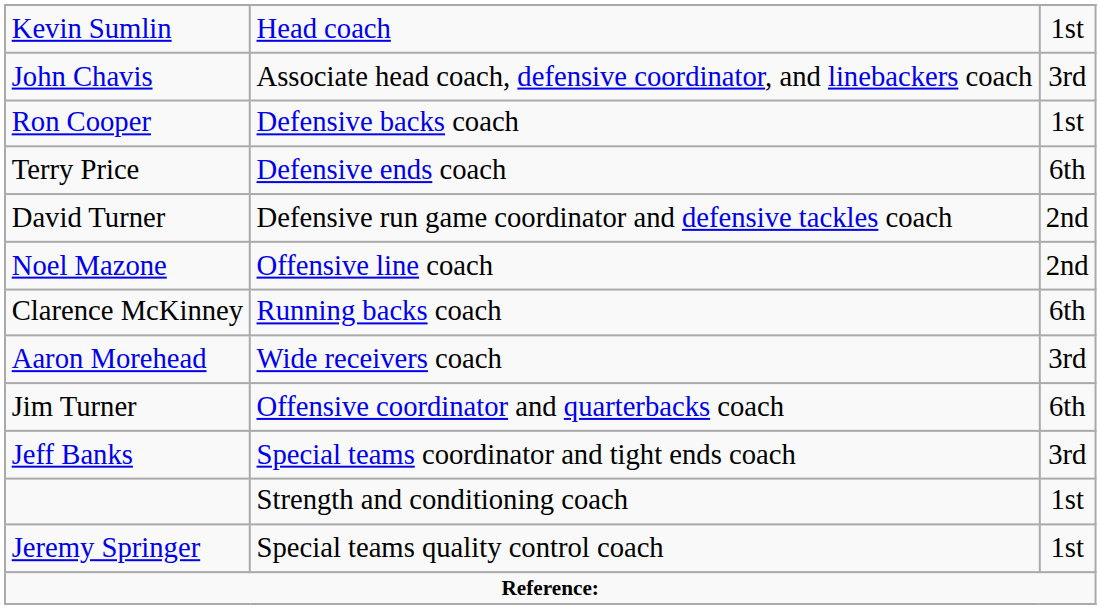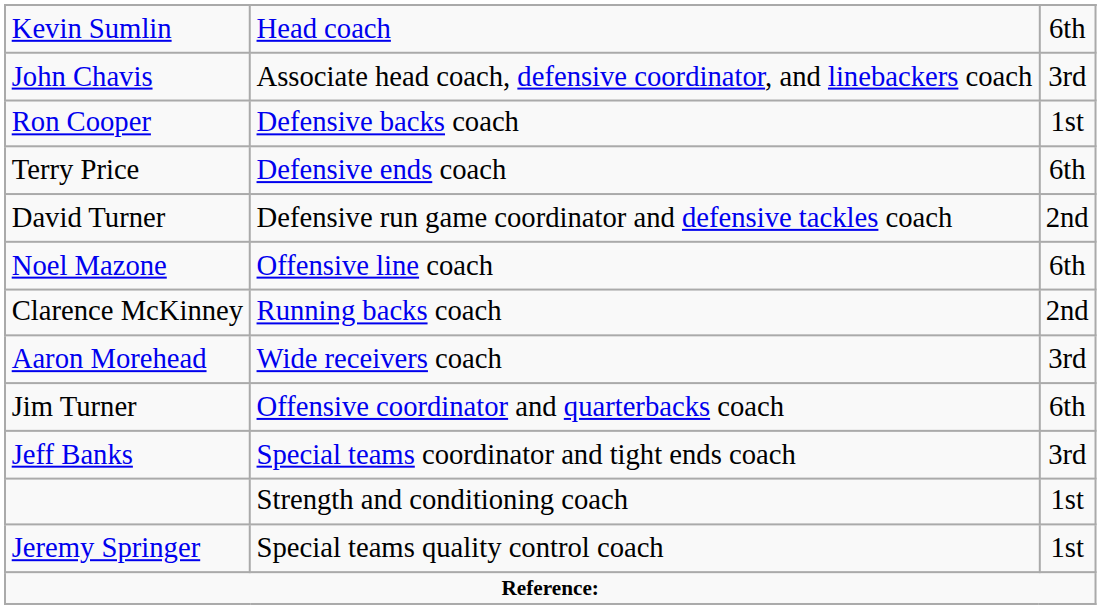(1067, 28) 1st -> (1067, 28) 6th
(1067, 264) 2nd -> (1067, 264) 6th
(1067, 312) 6th -> (1067, 312) 2nd
